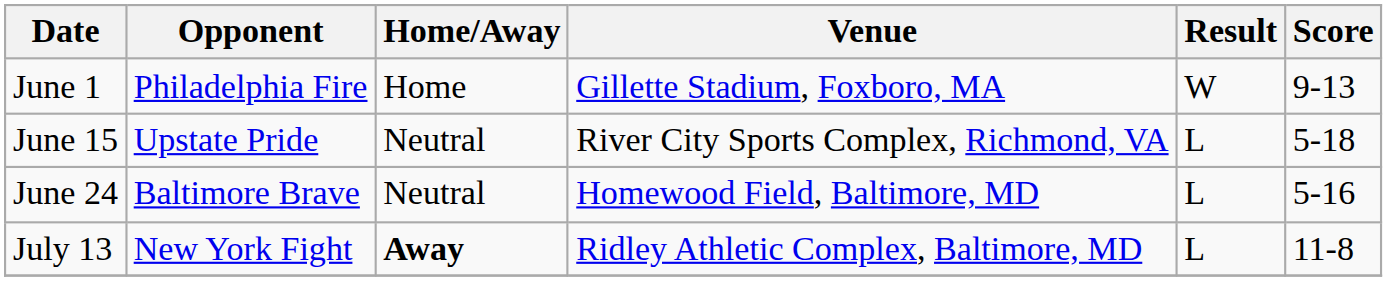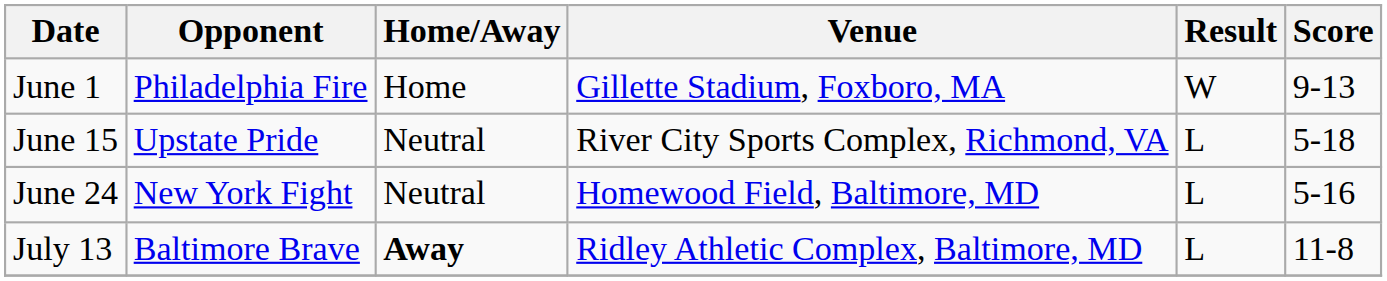(247, 193) Baltimore Brave -> (243, 193) New York Fight
(243, 247) New York Fight -> (247, 247) Baltimore Brave
